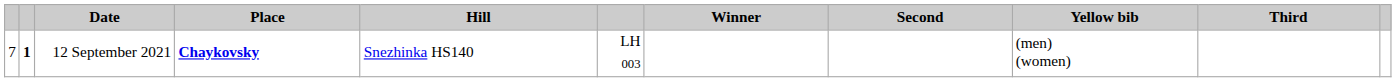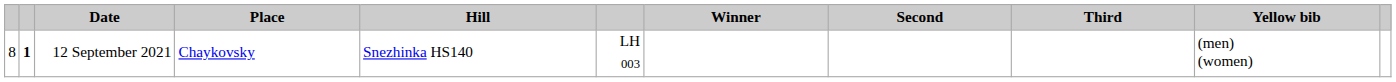columns swapped: (1288, 16) <-> (1105, 16)
(12, 52) 7 -> (12, 52) 8
(219, 52) bold -> (217, 52) normal
